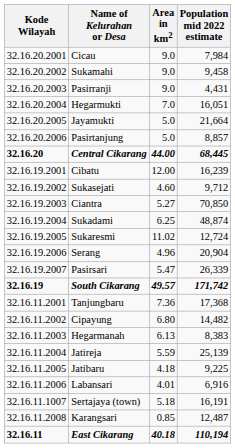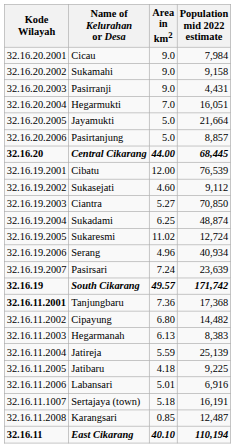(217, 71) 9,458 -> (217, 71) 9,158
(214, 170) 16,239 -> (214, 170) 76,539
(217, 187) 9,712 -> (217, 187) 9,112
(214, 253) 20,904 -> (214, 253) 40,934
(166, 269) 5.47 -> (166, 269) 7.24
(214, 269) 26,339 -> (214, 269) 23,639
(36, 302) normal -> (36, 302) bold
(166, 385) 4.01 -> (166, 385) 5.01
(163, 434) 40.18 -> (163, 434) 40.10
